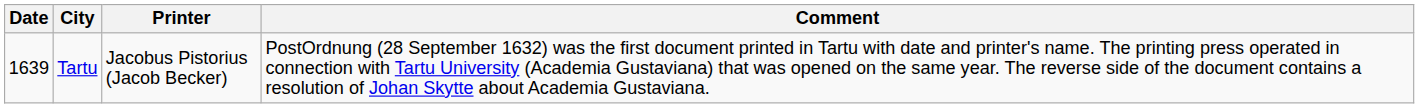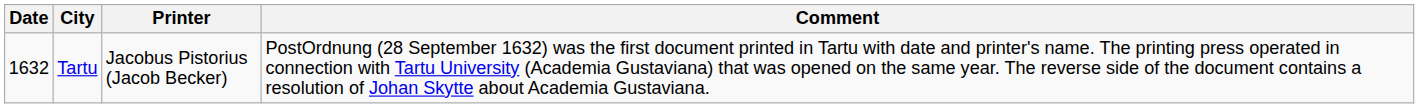(29, 67) 1639 -> (29, 67) 1632
